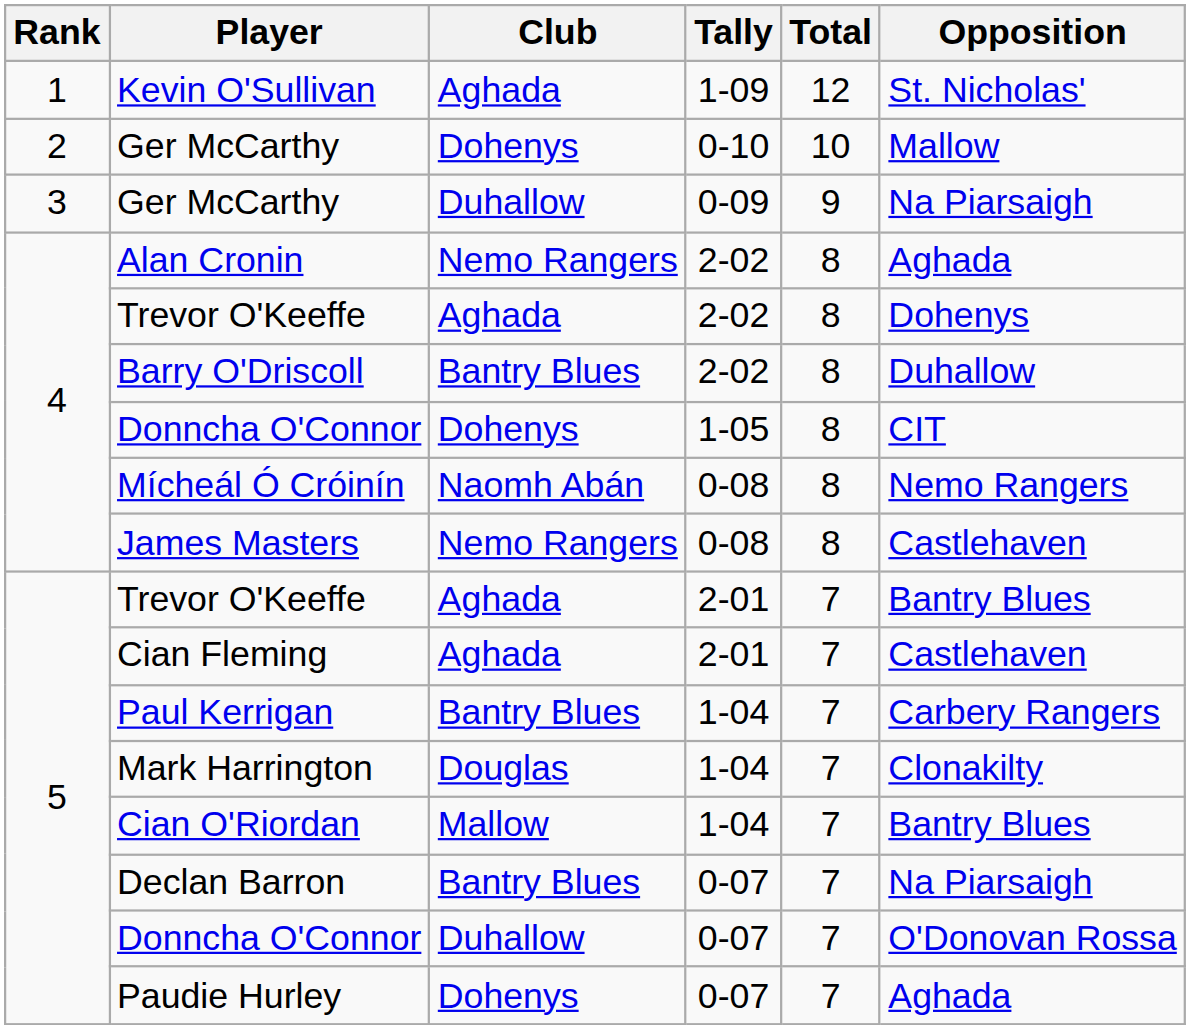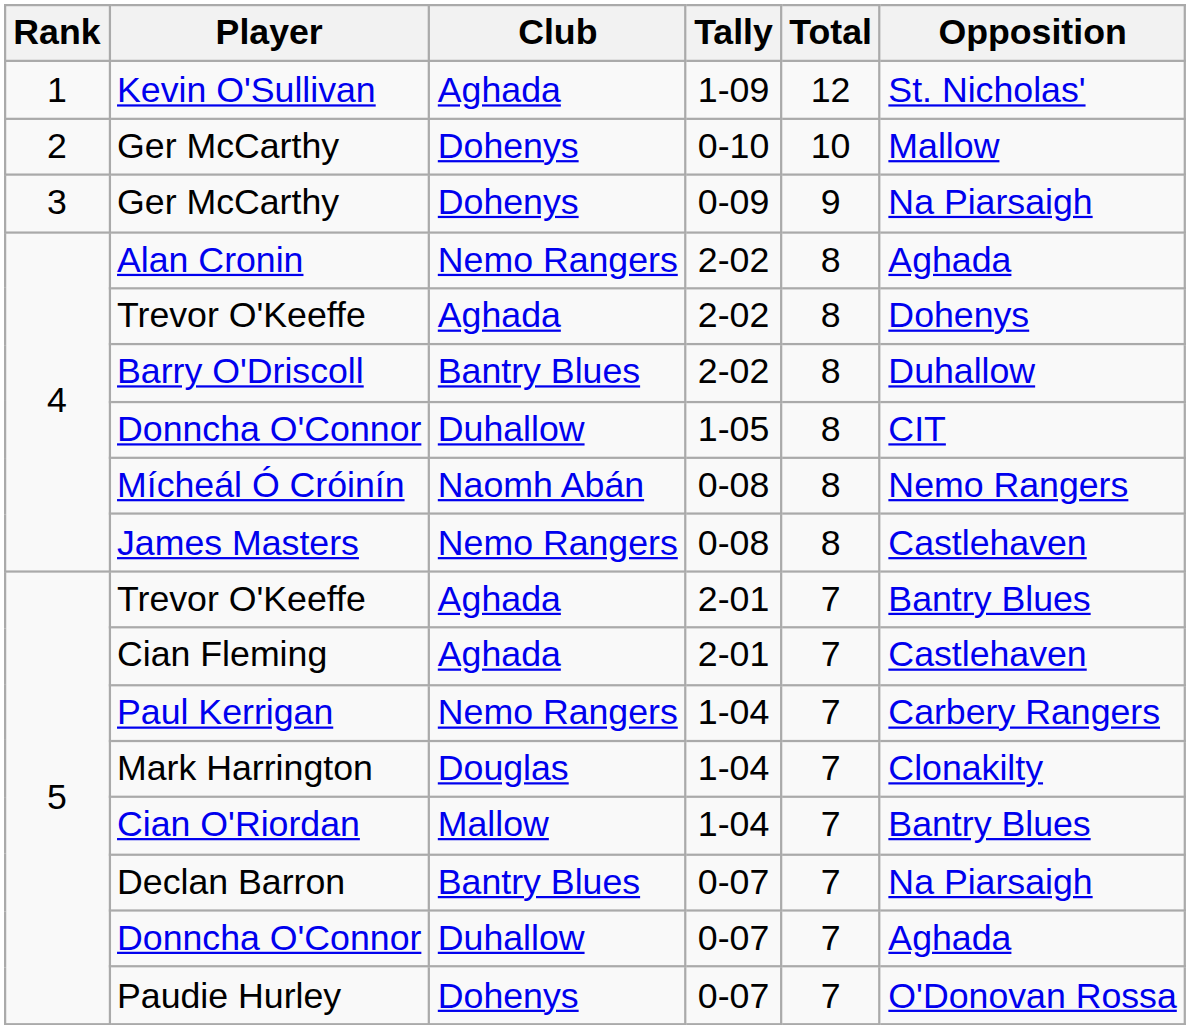(511, 202) Duhallow -> (508, 202) Dohenys
(508, 428) Dohenys -> (511, 428) Duhallow
(539, 711) Bantry Blues -> (558, 711) Nemo Rangers
(1033, 938) O'Donovan Rossa -> (950, 938) Aghada
(950, 994) Aghada -> (1033, 994) O'Donovan Rossa
